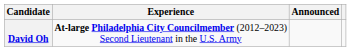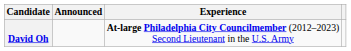columns swapped: (171, 12) <-> (315, 12)
